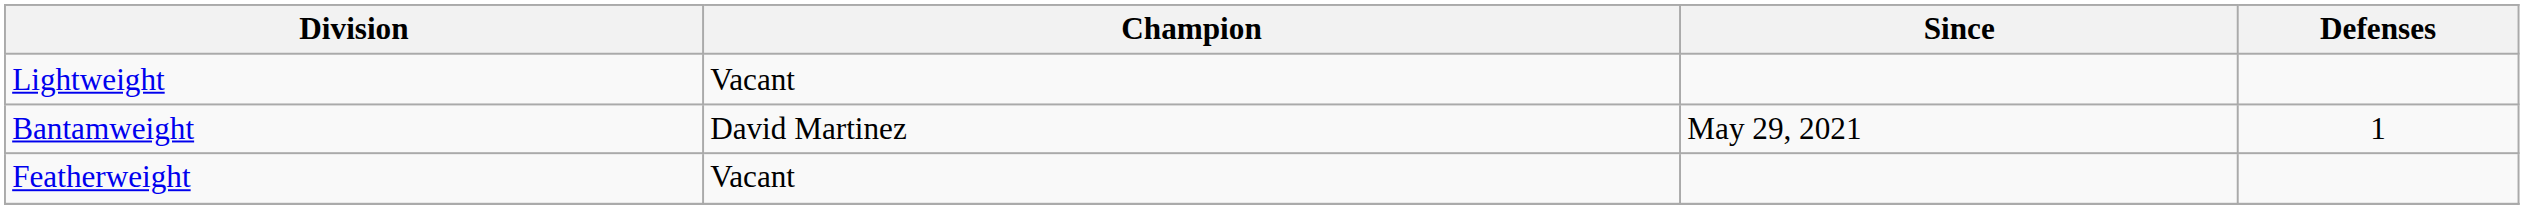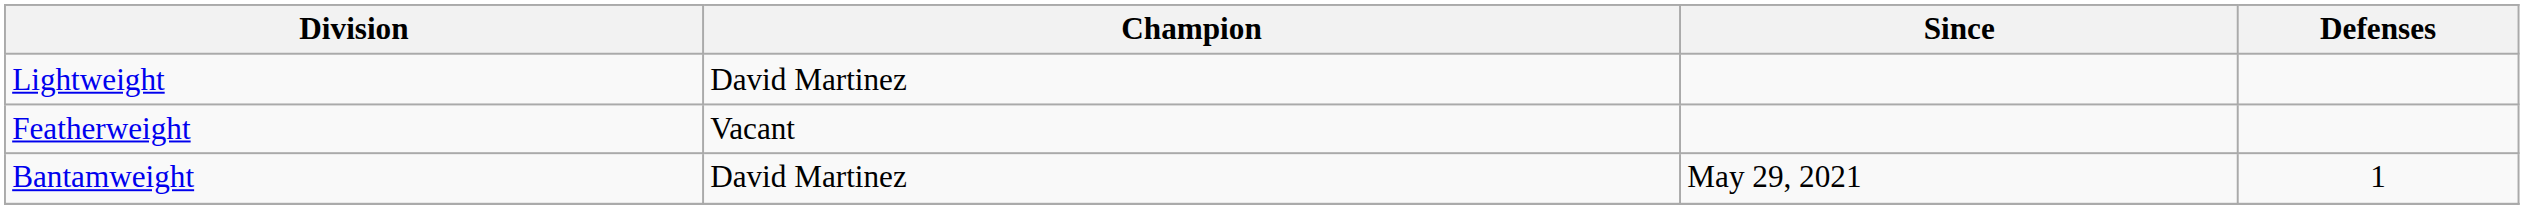(753, 78) Vacant -> (808, 78) David Martinez
rows swapped: (101, 177) <-> (103, 128)
